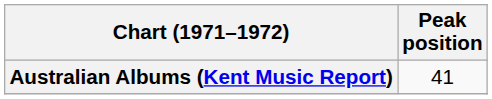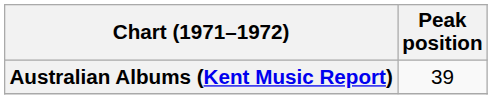(442, 76) 41 -> (442, 76) 39
